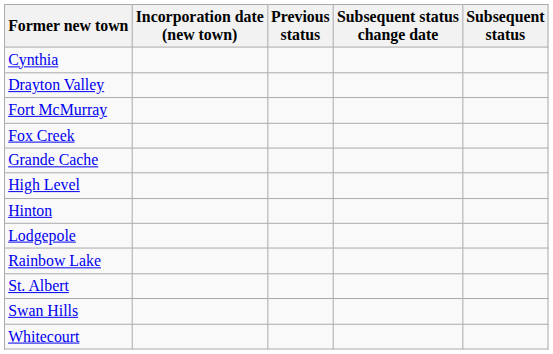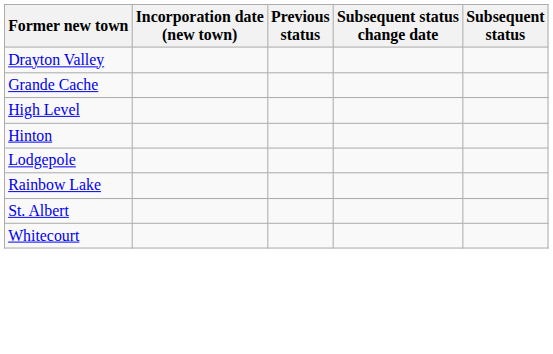- row: (33, 60)
- row: (58, 110)
- row: (41, 135)
- row: (43, 311)
